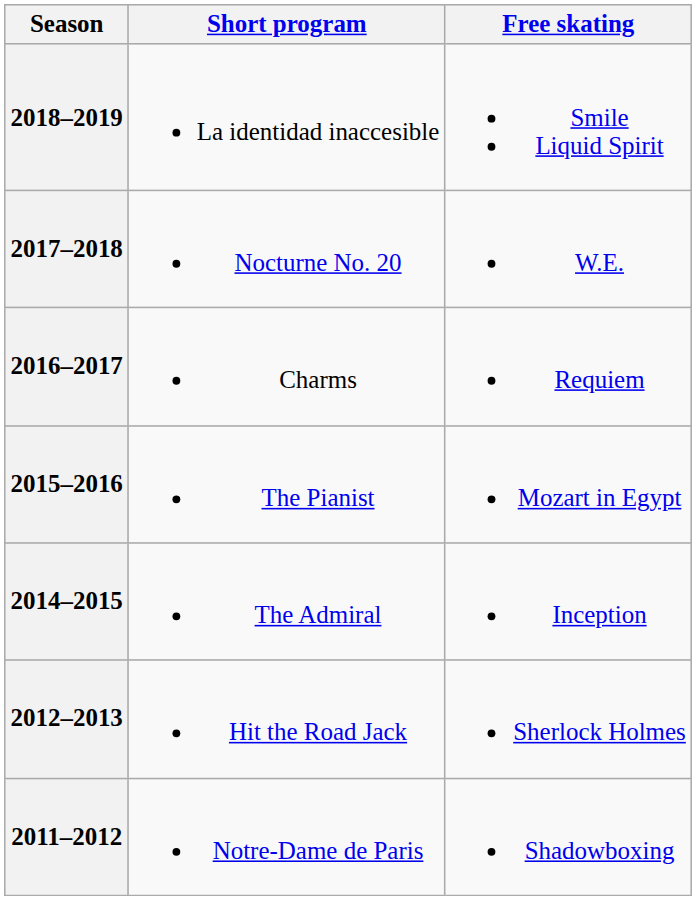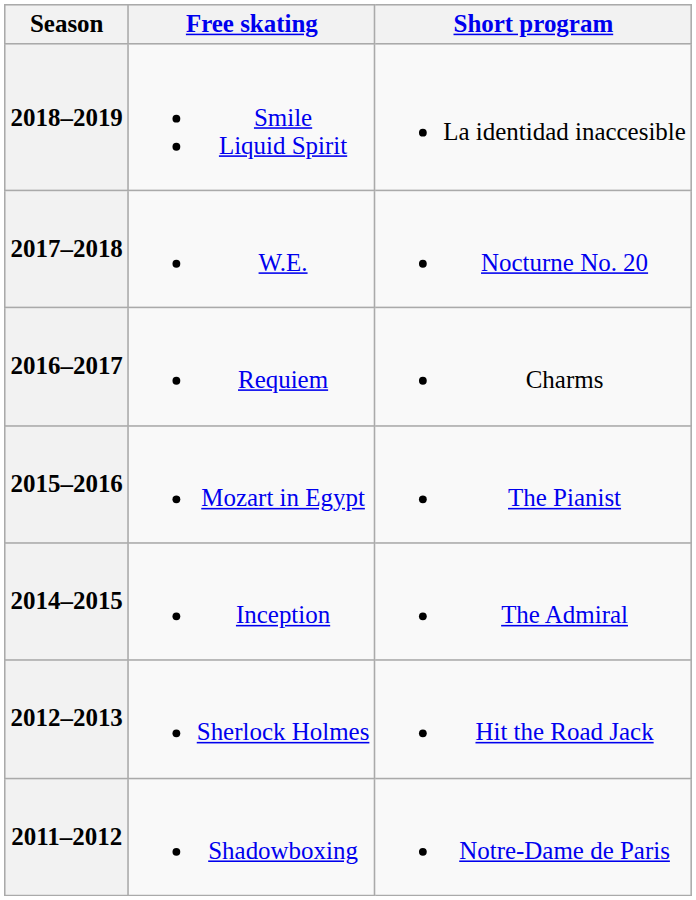columns swapped: (287, 24) <-> (568, 24)
